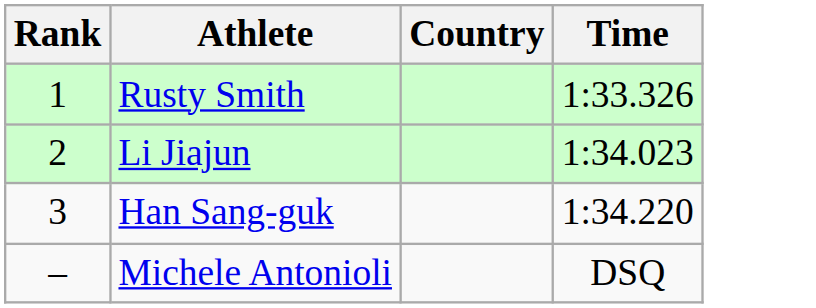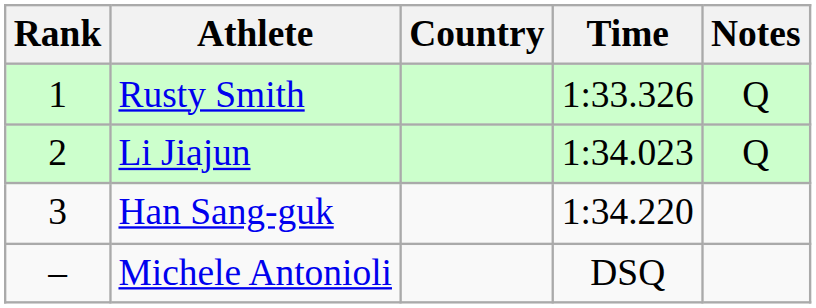+ column: (756, 34)
